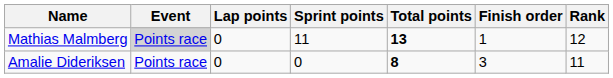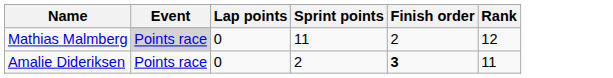- column: (431, 16)
(483, 39) 1 -> (395, 39) 2
(298, 62) 0 -> (298, 62) 2
(483, 62) normal -> (395, 62) bold
